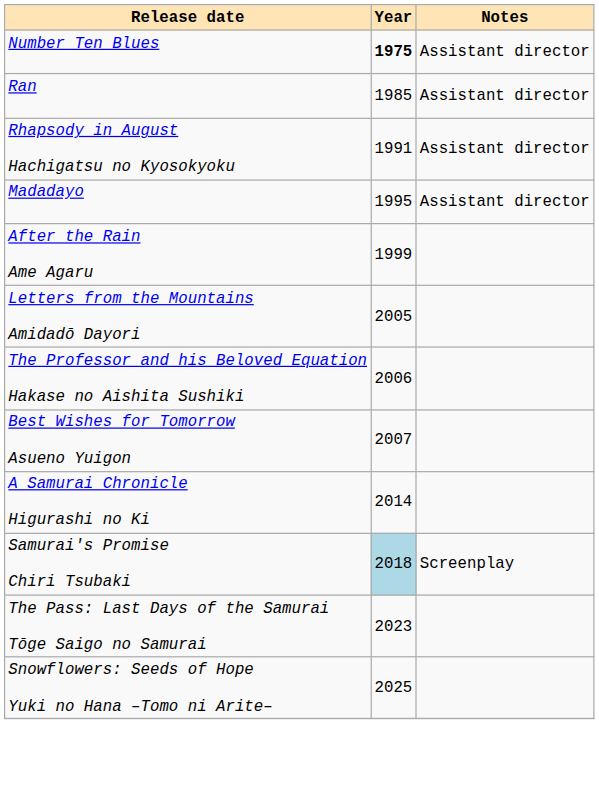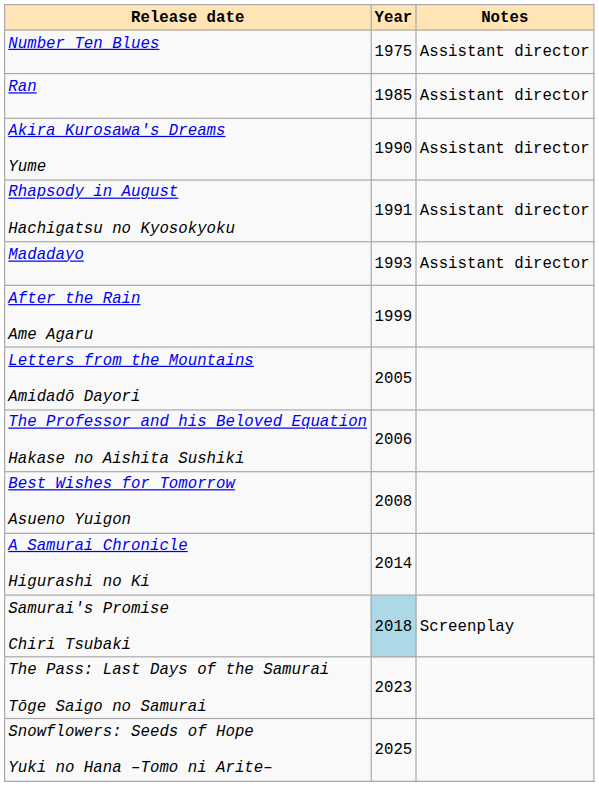(393, 52) bold -> (393, 52) normal
+ row: (117, 149)
(393, 202) 1995 -> (393, 264) 1993
(393, 440) 2007 -> (393, 502) 2008
